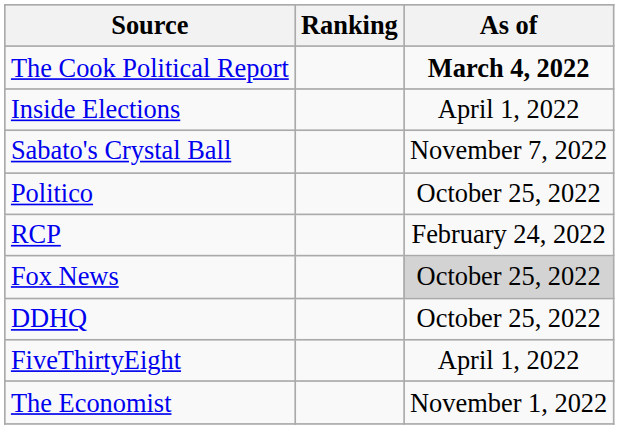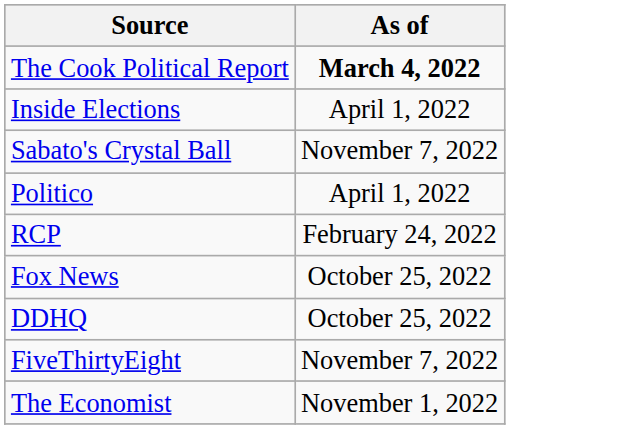- column: (349, 25)
(509, 192) October 25, 2022 -> (400, 192) April 1, 2022
(509, 276) lightgrey background -> (400, 276) no background
(509, 360) April 1, 2022 -> (400, 360) November 7, 2022
